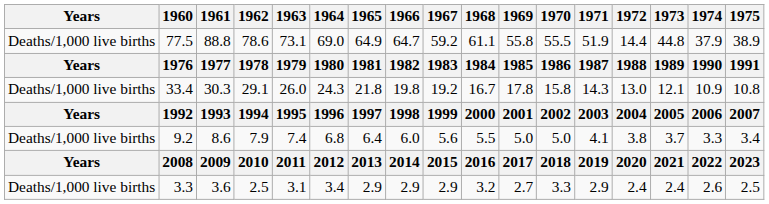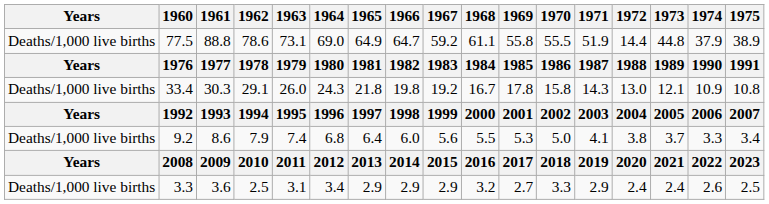(524, 138) 5.0 -> (524, 138) 5.3
